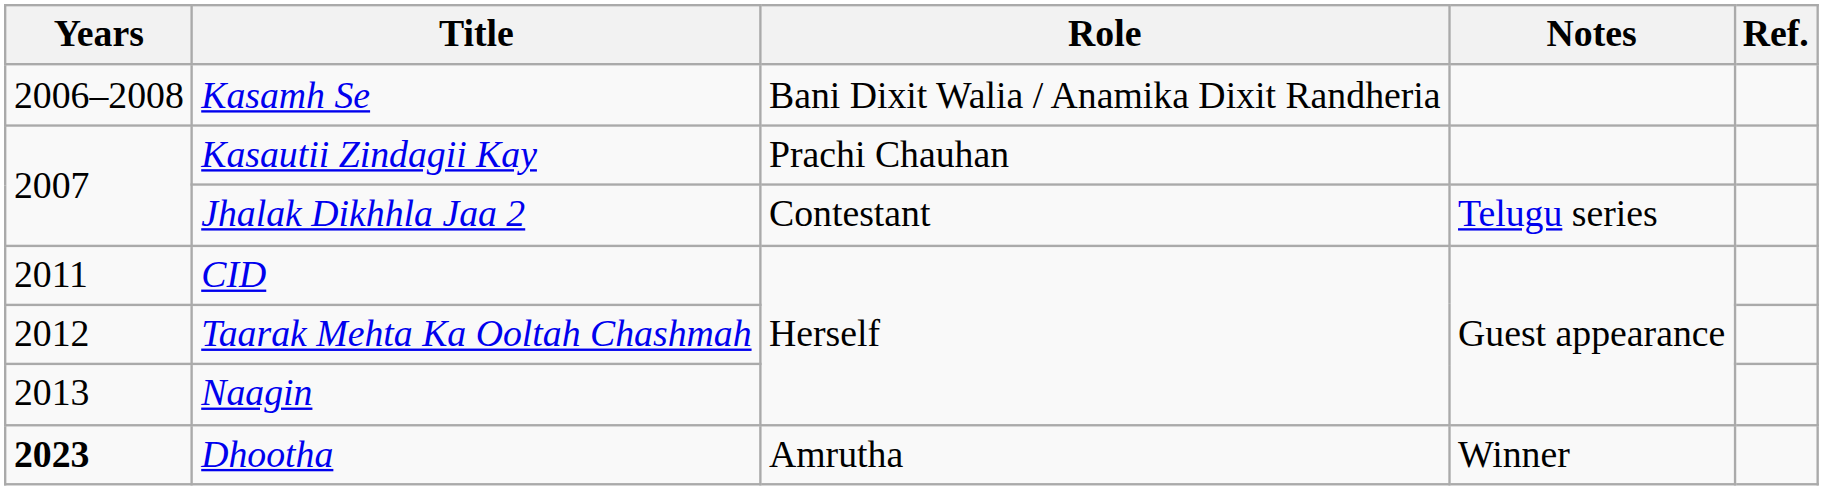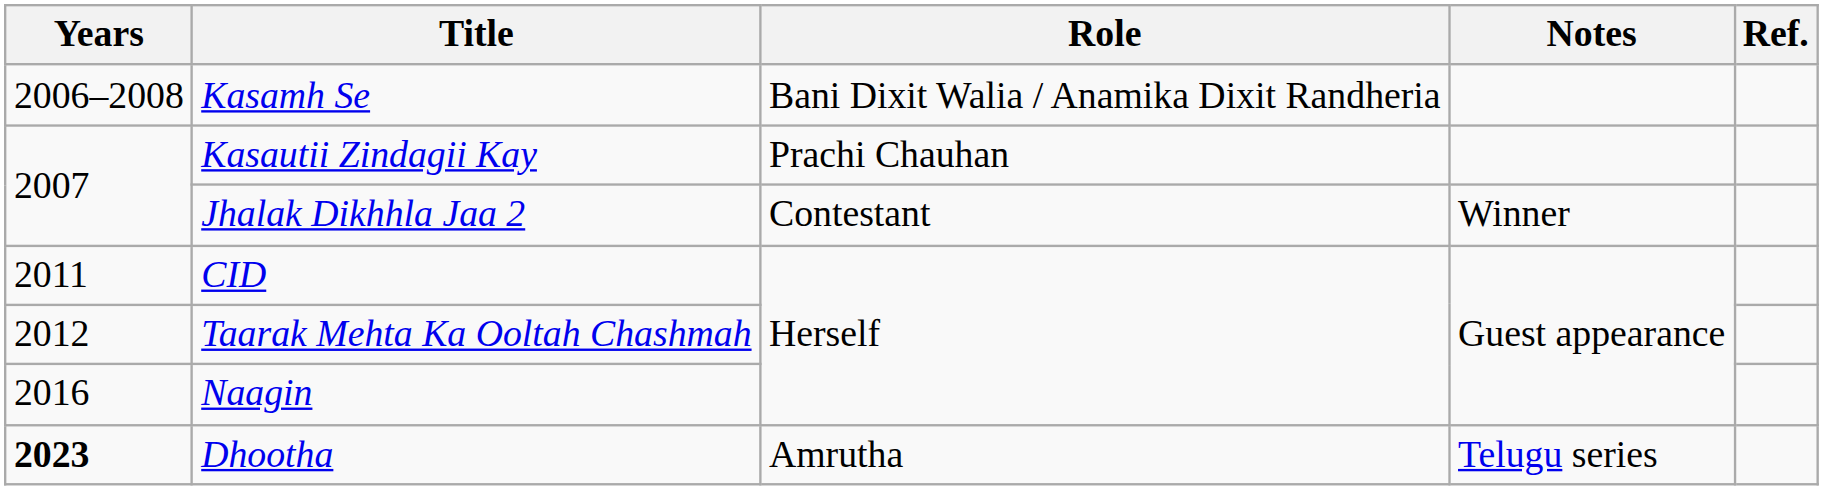(1558, 214) Telugu series -> (1514, 214) Winner
(52, 393) 2013 -> (52, 393) 2016
(1514, 453) Winner -> (1558, 453) Telugu series
